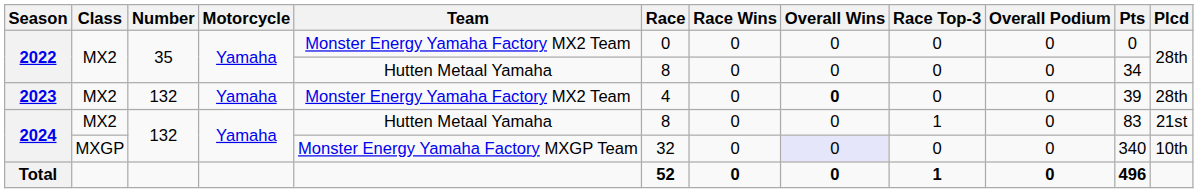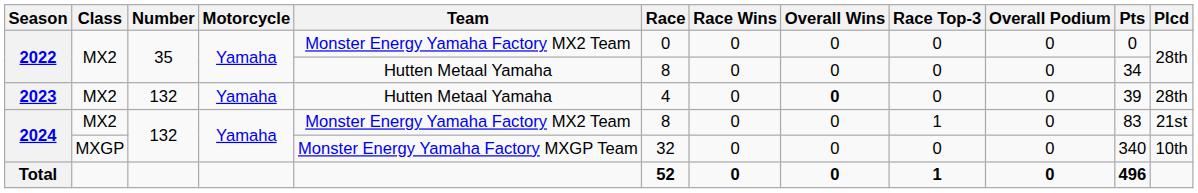(468, 96) Monster Energy Yamaha Factory MX2 Team -> (468, 96) Hutten Metaal Yamaha
(468, 122) Hutten Metaal Yamaha -> (468, 122) Monster Energy Yamaha Factory MX2 Team
(835, 148) lavender background -> (835, 148) no background
